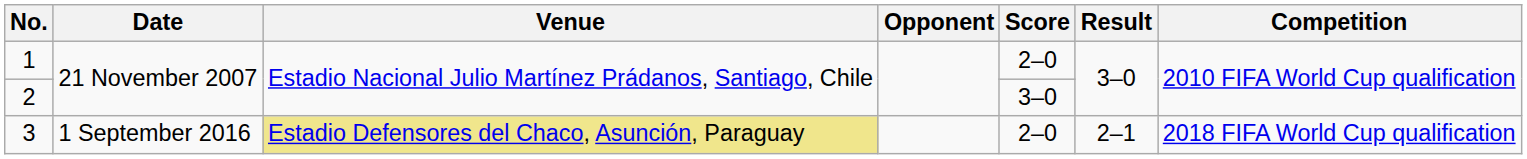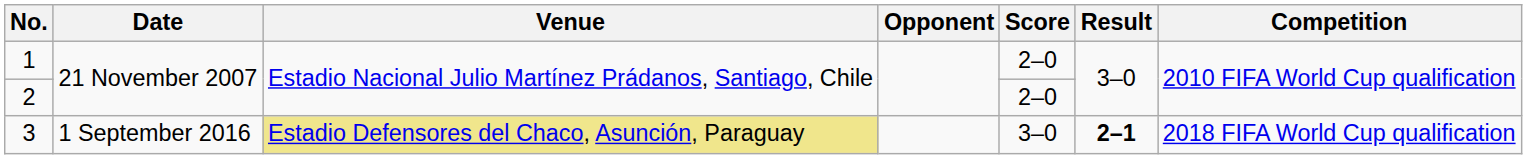(1037, 97) 3–0 -> (1037, 97) 2–0
(1037, 134) 2–0 -> (1037, 134) 3–0
(1116, 134) normal -> (1116, 134) bold
